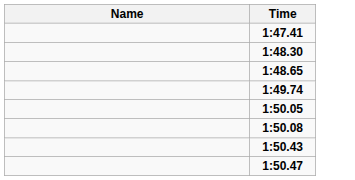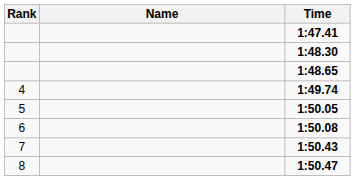+ column: (22, 14)
